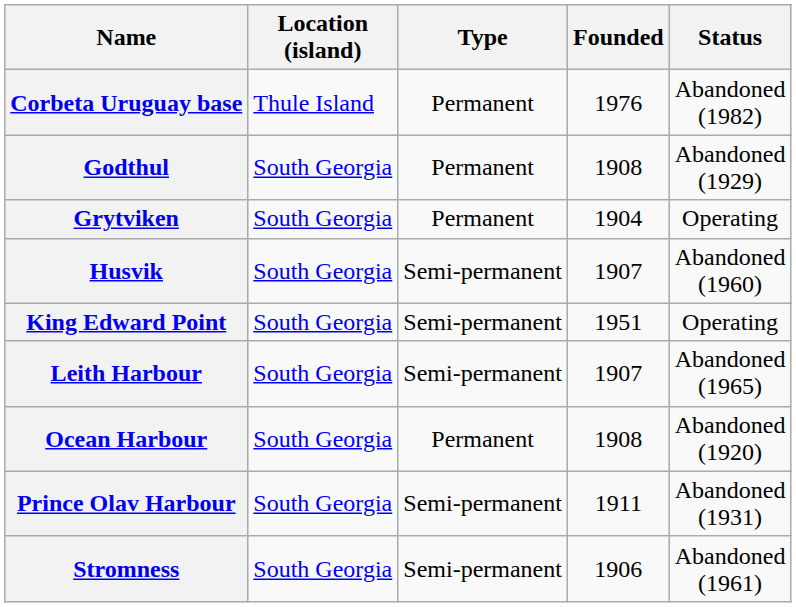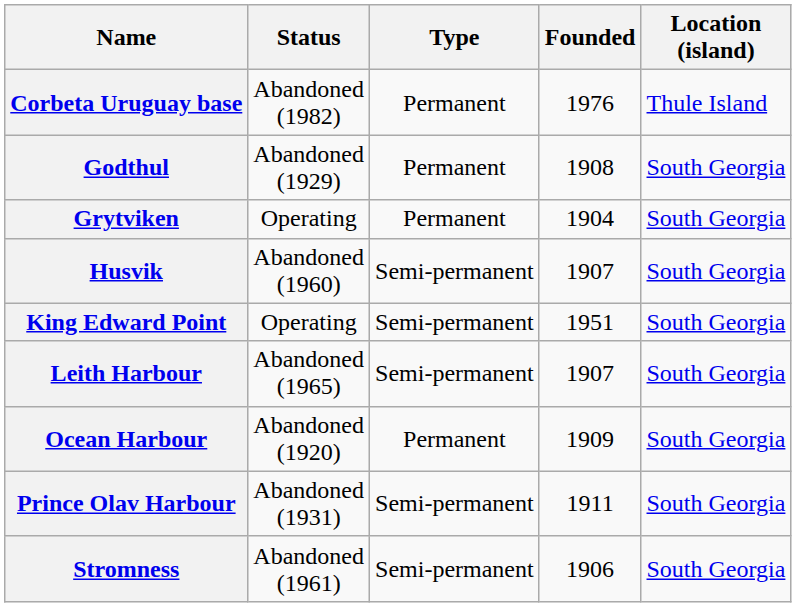columns swapped: (323, 37) <-> (730, 37)
(618, 438) 1908 -> (590, 438) 1909
